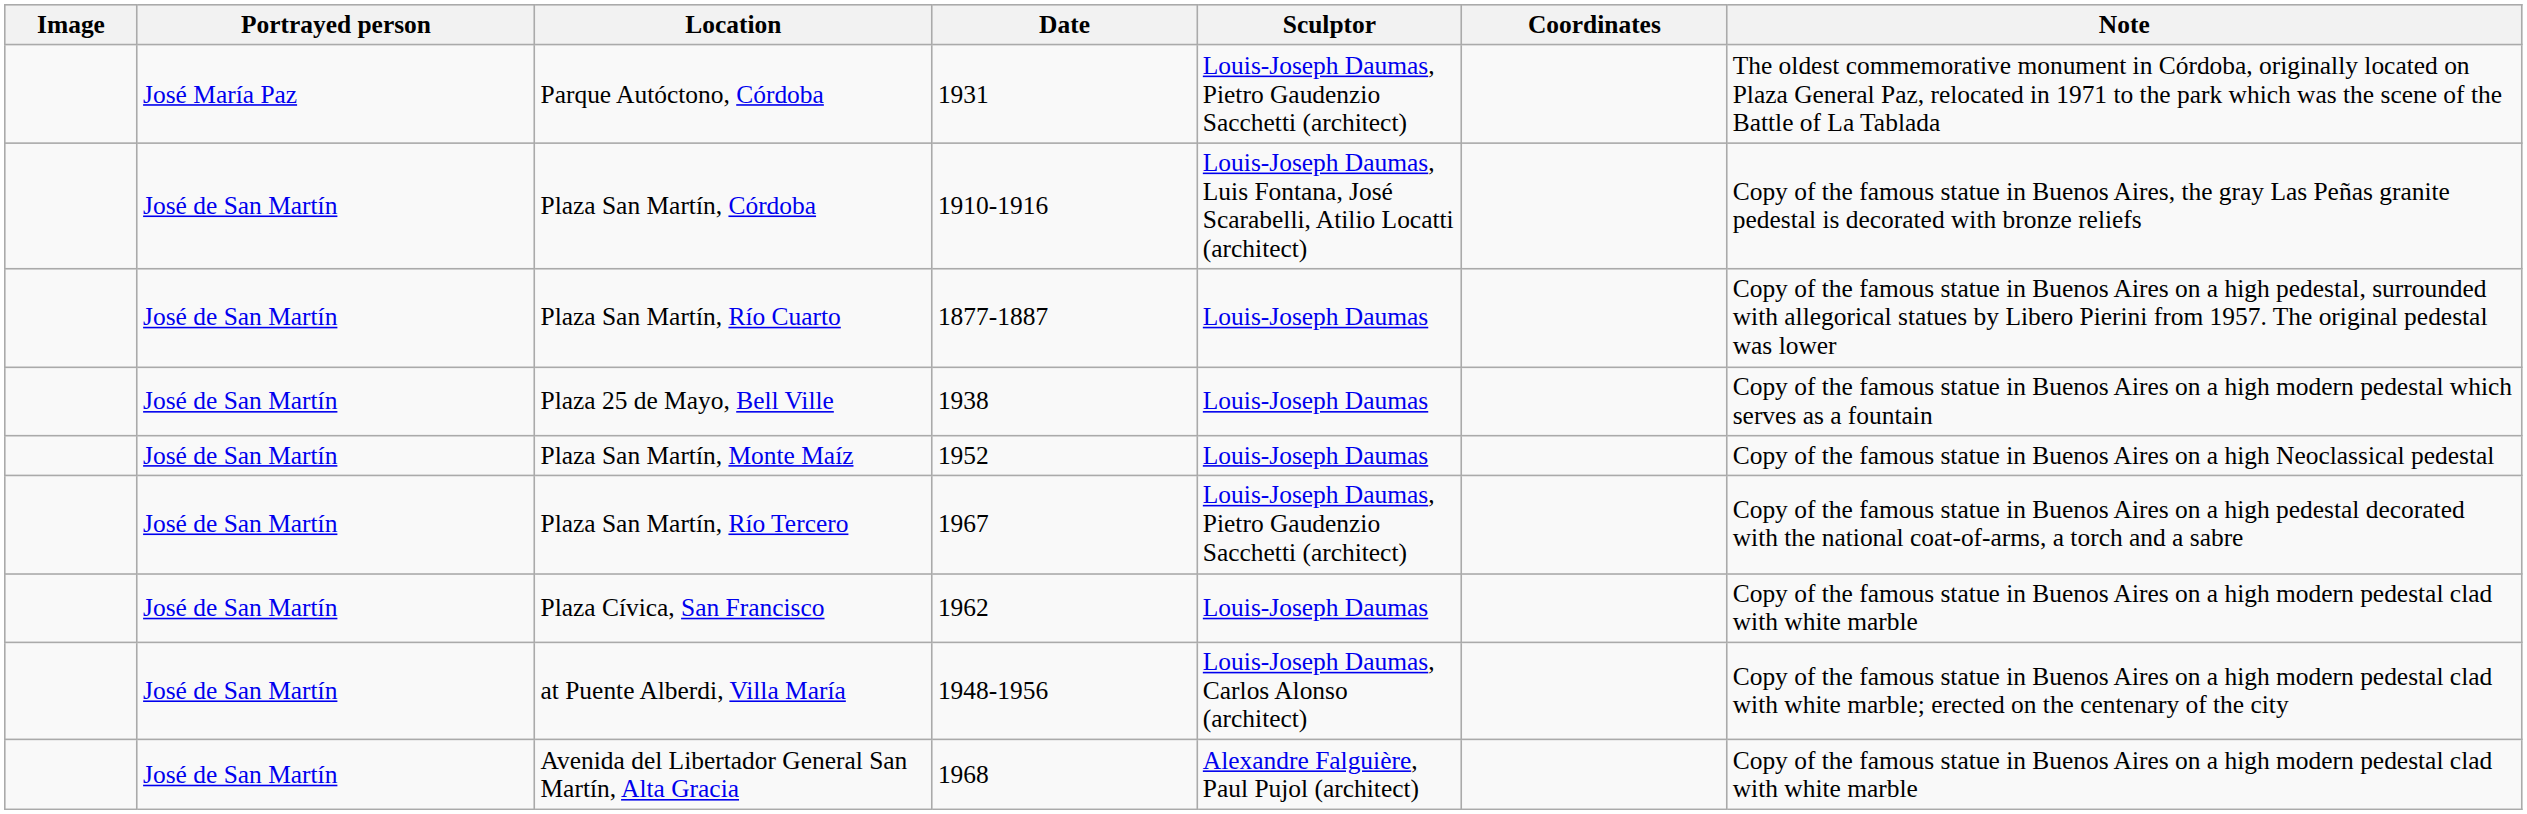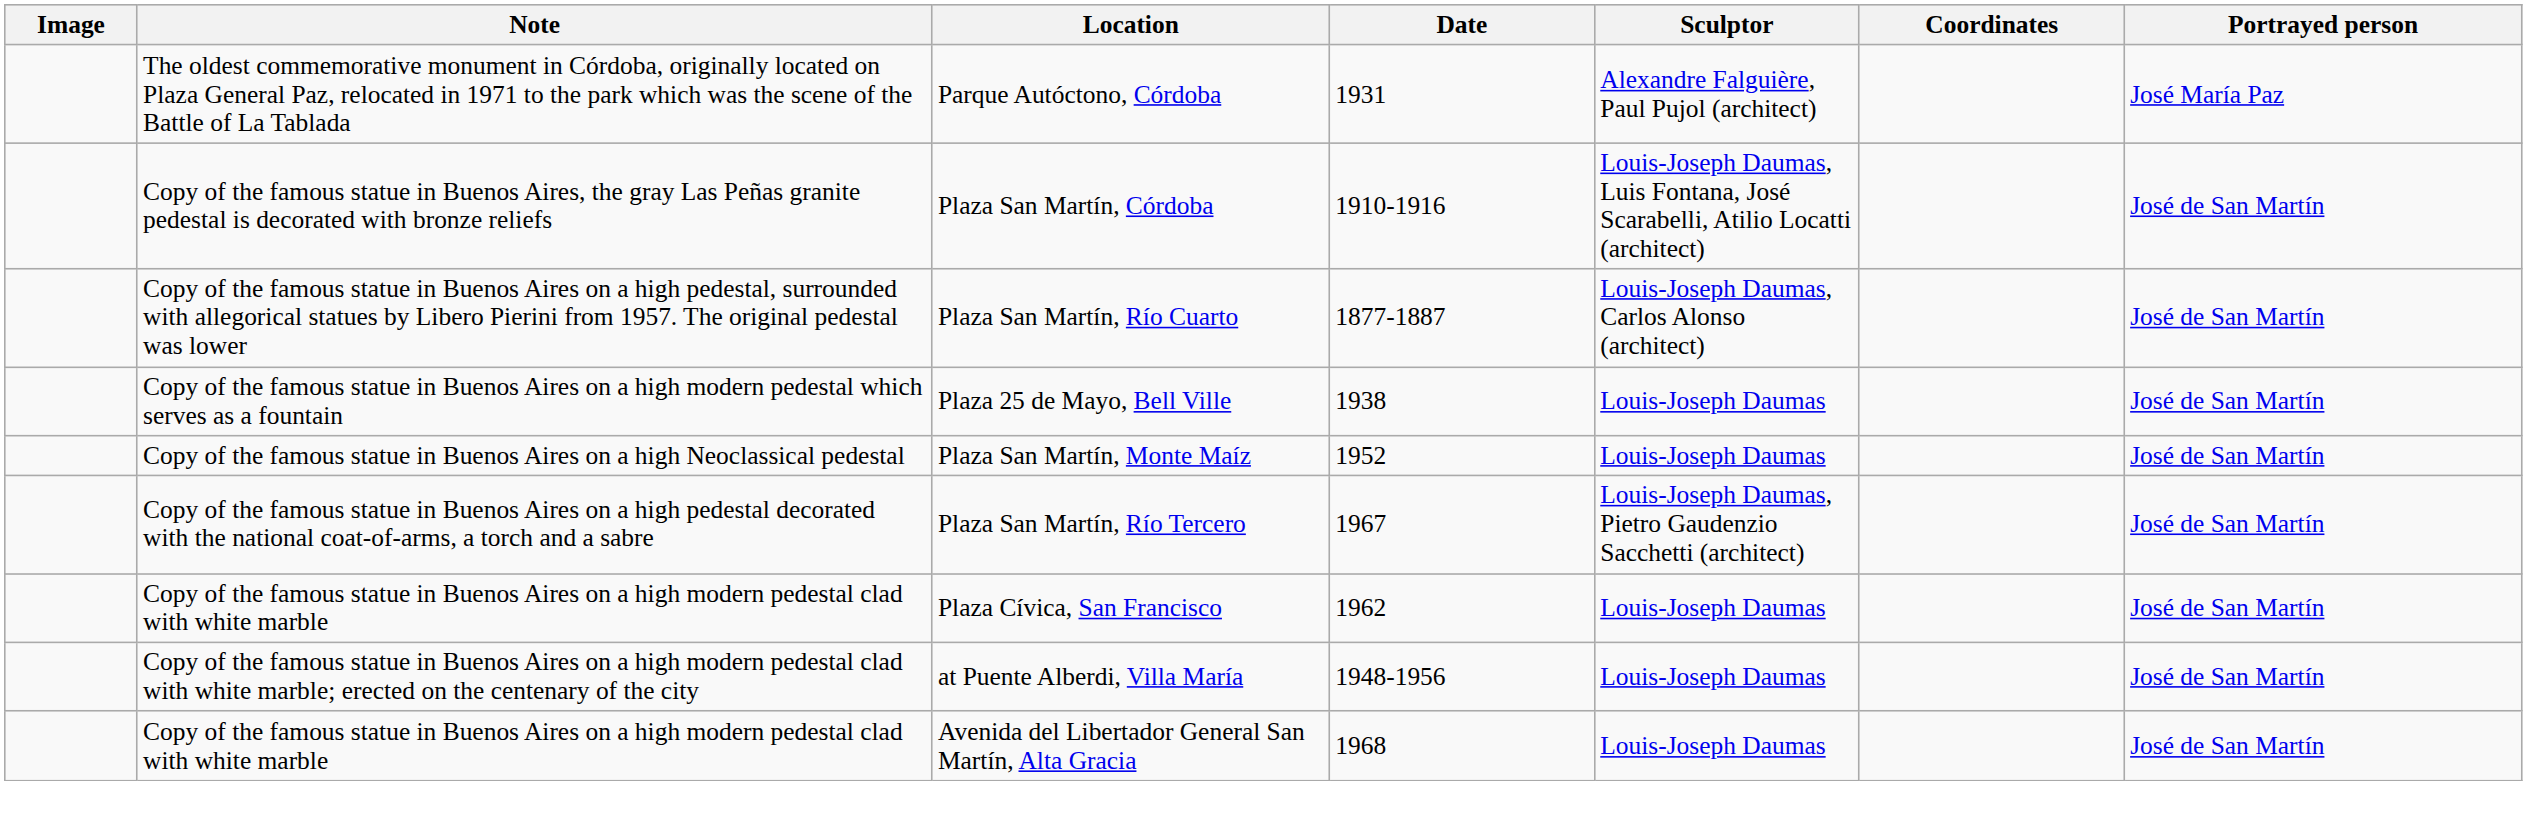columns swapped: (336, 24) <-> (2124, 24)
(1319, 93) Louis-Joseph Daumas, Pietro Gaudenzio Sacchetti (architect) -> (1708, 93) Alexandre Falguière, Paul Pujol (architect)
(1316, 317) Louis-Joseph Daumas -> (1716, 317) Louis-Joseph Daumas, Carlos Alonso (architect)
(1319, 690) Louis-Joseph Daumas, Carlos Alonso (architect) -> (1713, 676) Louis-Joseph Daumas
(1311, 774) Alexandre Falguière, Paul Pujol (architect) -> (1713, 745) Louis-Joseph Daumas
